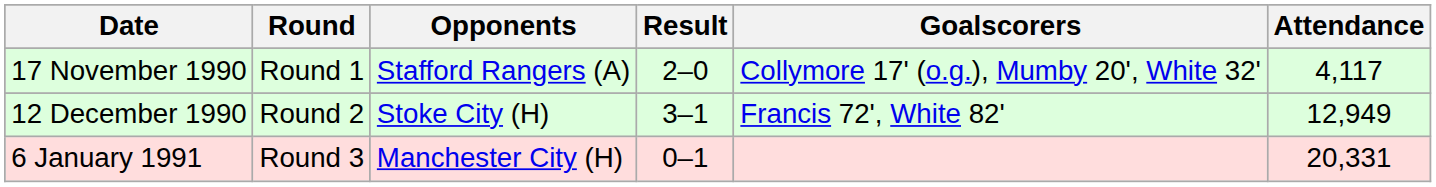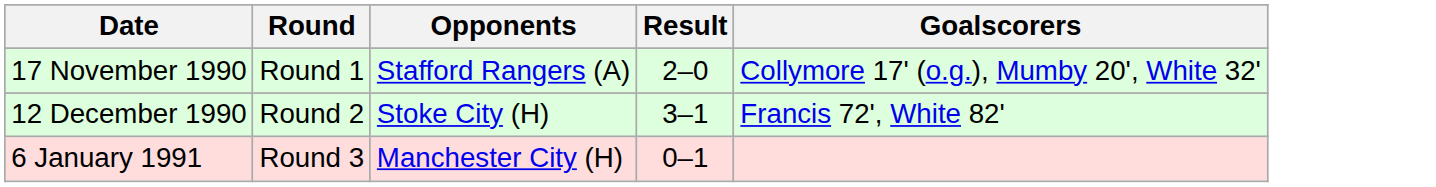- column: (1349, 26)
